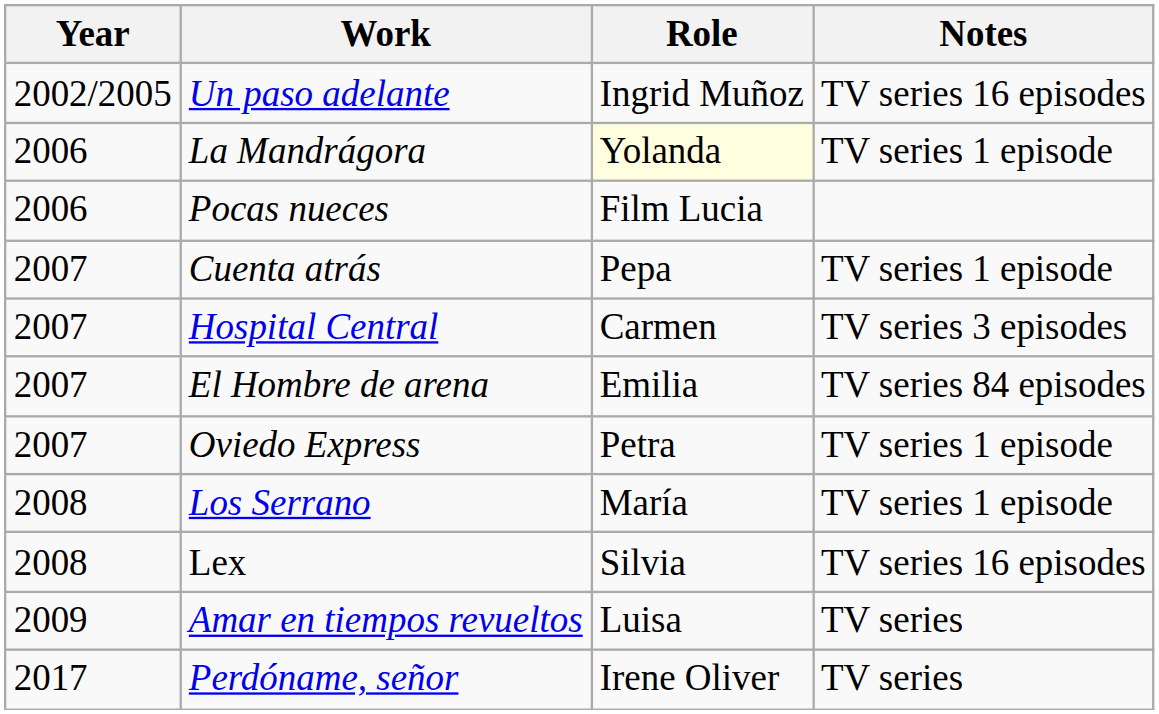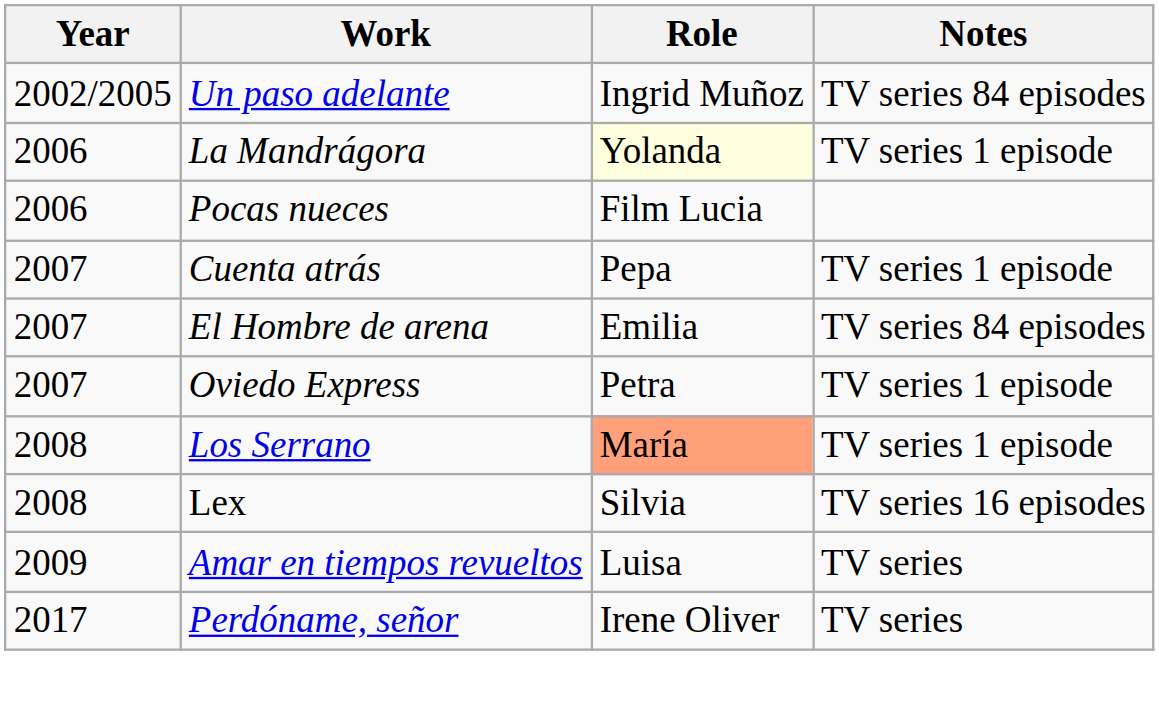(983, 92) TV series 16 episodes -> (983, 92) TV series 84 episodes
- row: (314, 326)
(644, 502) no background -> (644, 444) lightsalmon background
